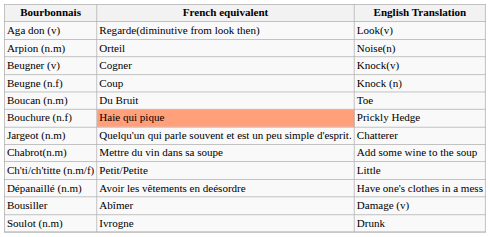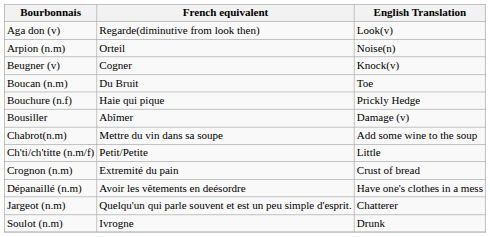- row: (35, 83)
(132, 118) lightsalmon background -> (132, 100) no background
rows swapped: (27, 205) <-> (36, 135)
+ row: (40, 170)
